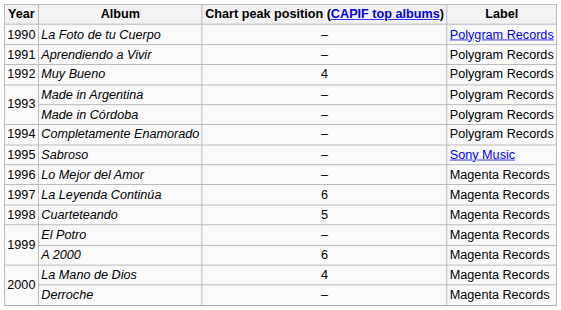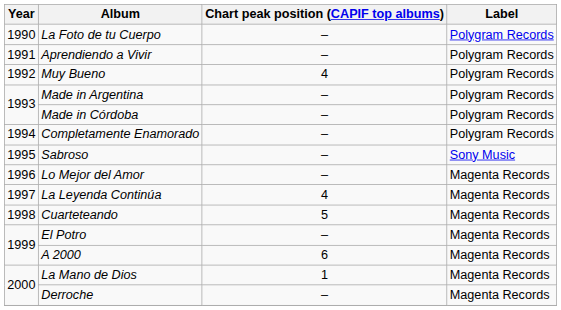(325, 194) 6 -> (325, 194) 4
(325, 275) 4 -> (325, 275) 1
